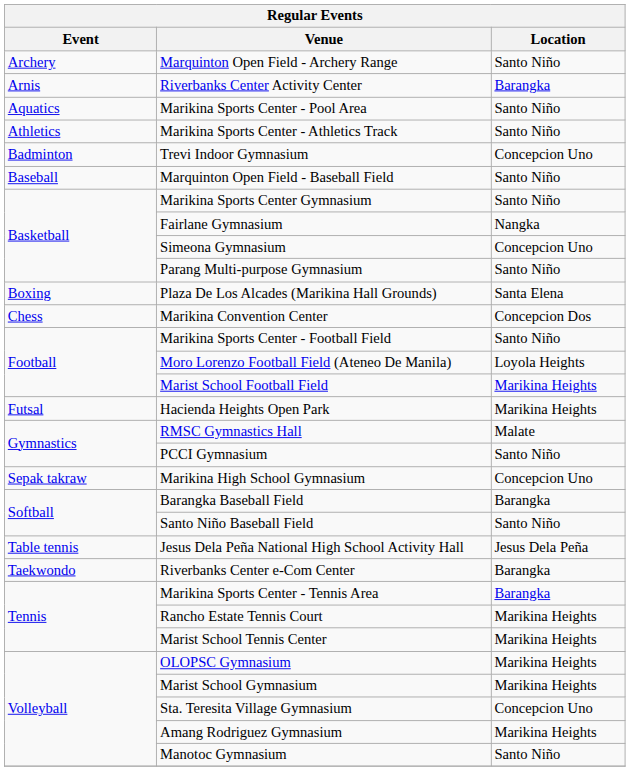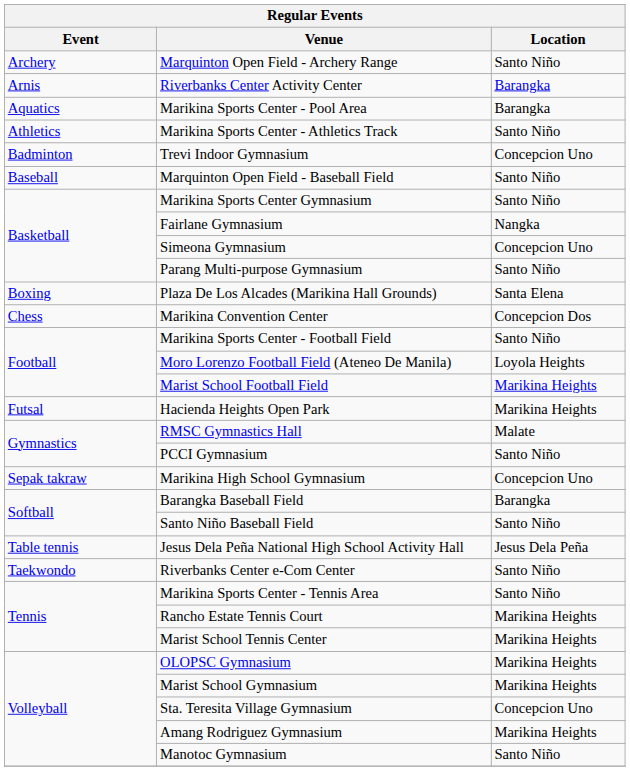(527, 108) Santo Niño -> (522, 108) Barangka
(522, 570) Barangka -> (527, 570) Santo Niño
(522, 593) Barangka -> (527, 593) Santo Niño
